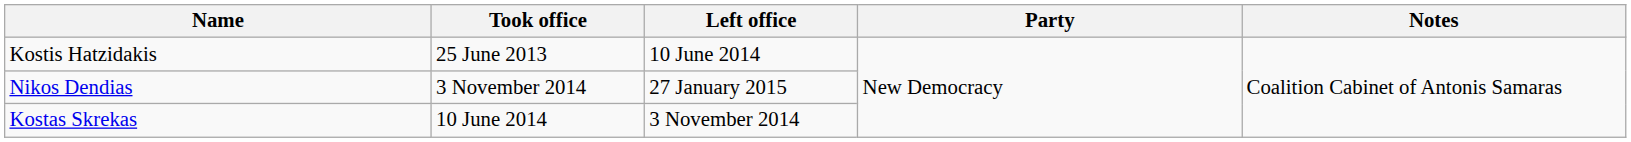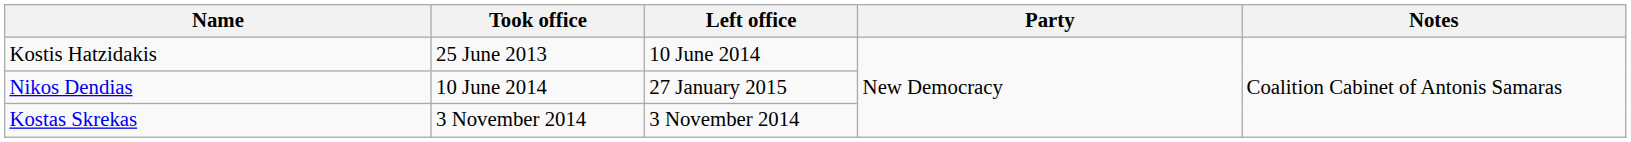(511, 86) 3 November 2014 -> (492, 86) 10 June 2014
(492, 119) 10 June 2014 -> (511, 119) 3 November 2014
